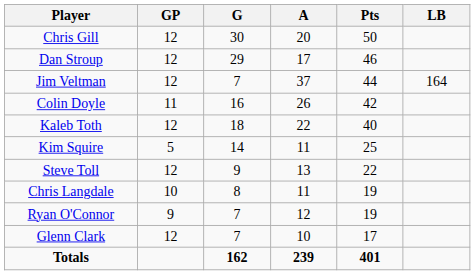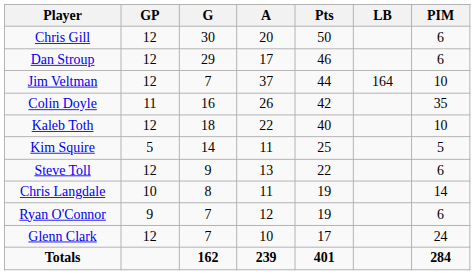+ column: (441, 15)
